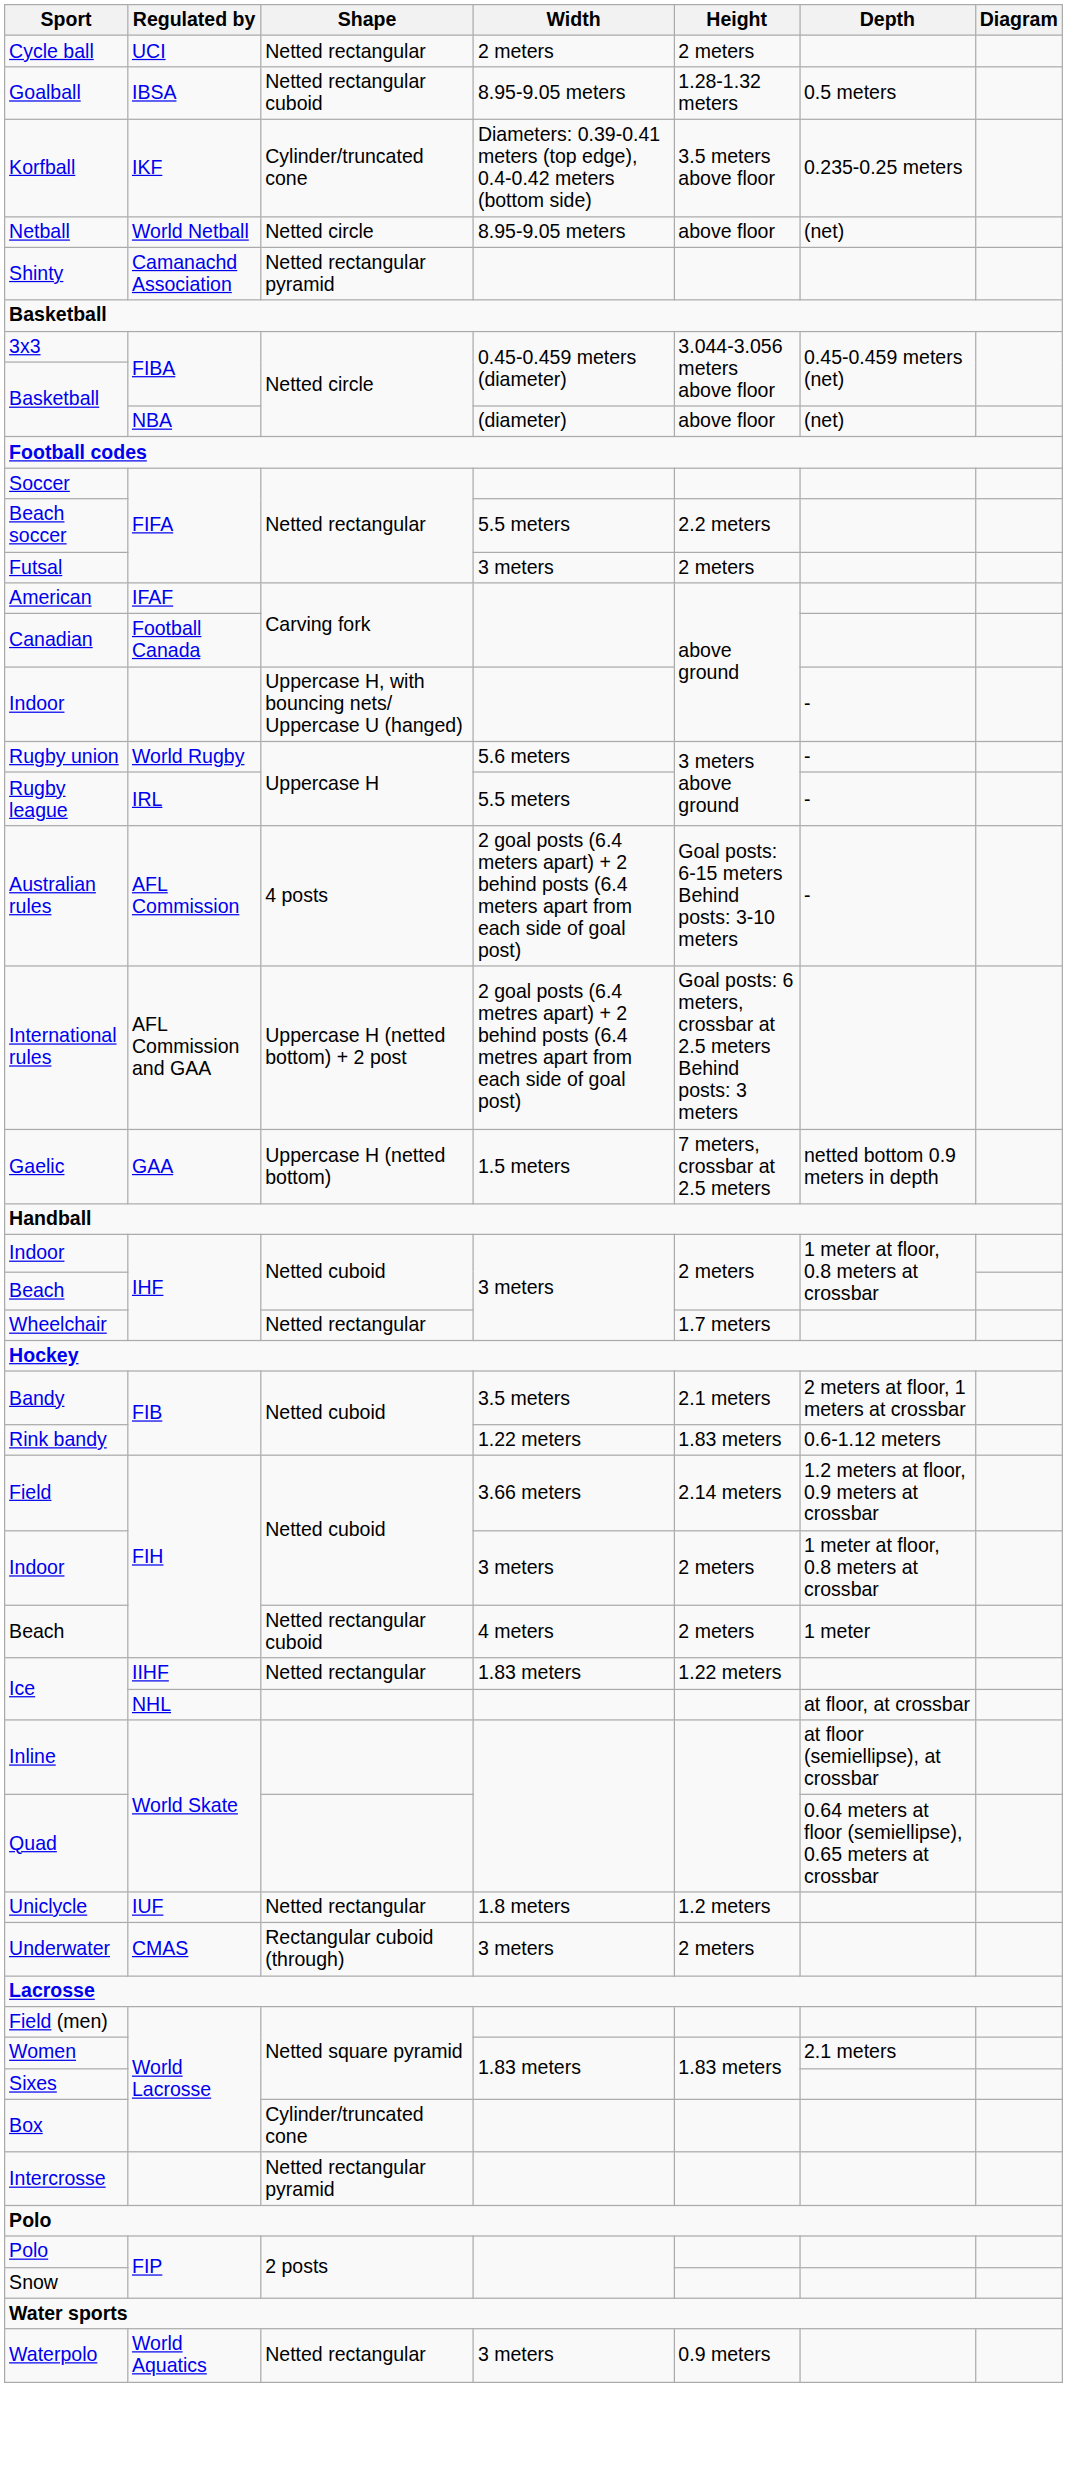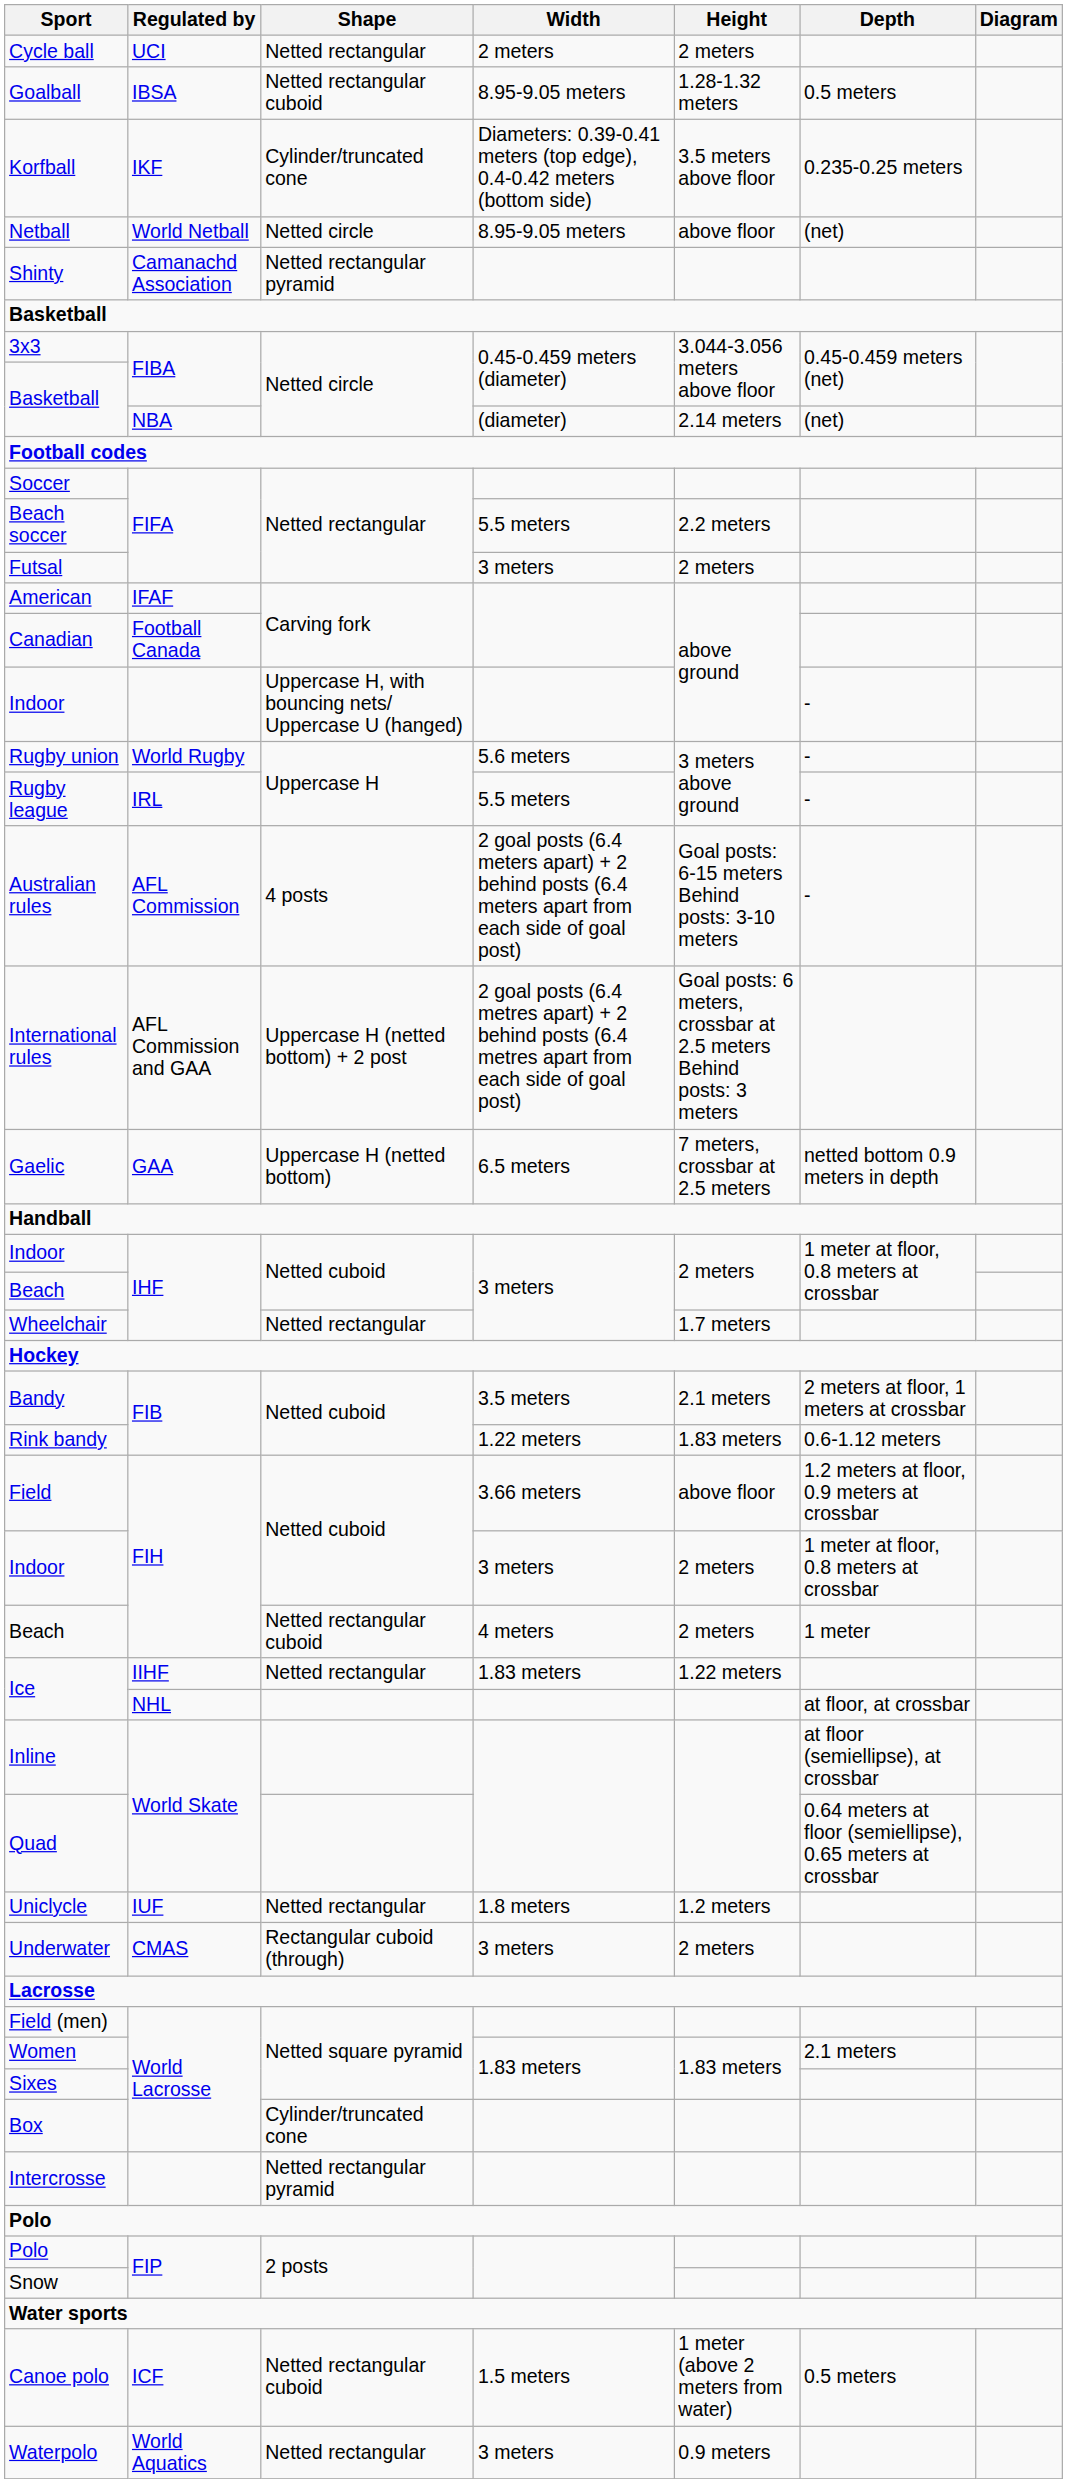(727, 421) above floor -> (730, 421) 2.14 meters
(524, 1166) 1.5 meters -> (524, 1166) 6.5 meters
(730, 1492) 2.14 meters -> (727, 1492) above floor
+ row: (59, 2377)
